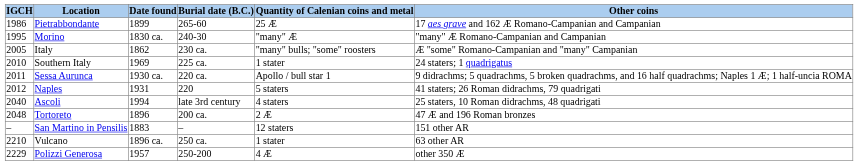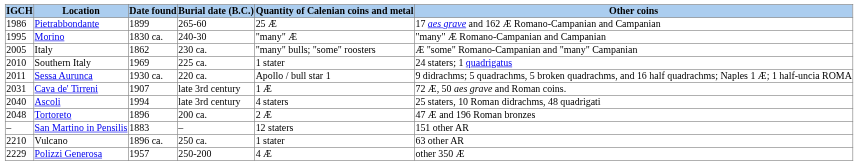- row: (48, 89)
+ row: (66, 89)
